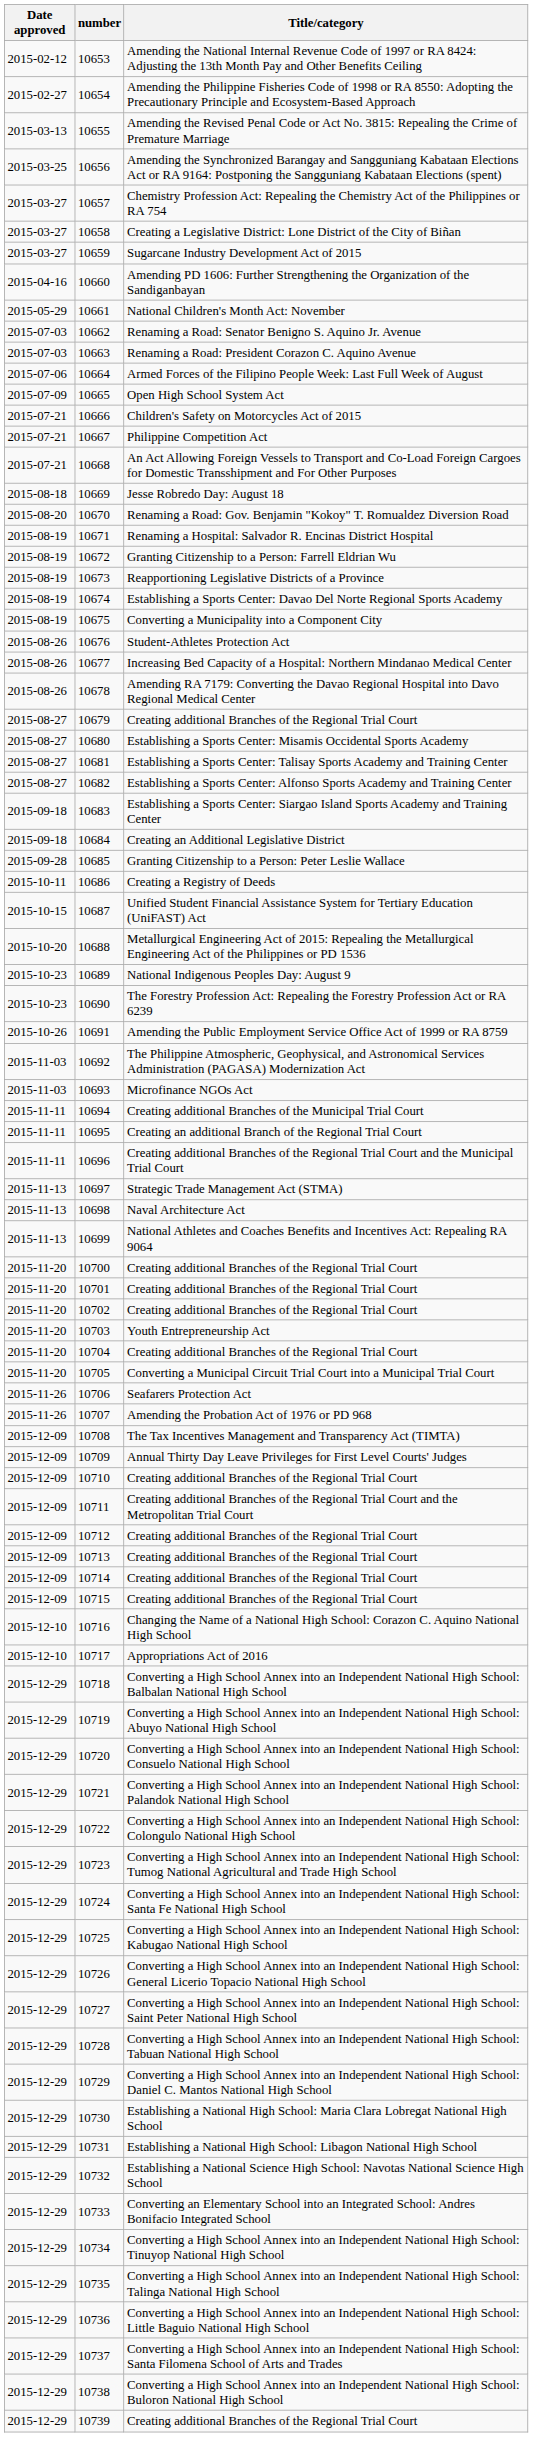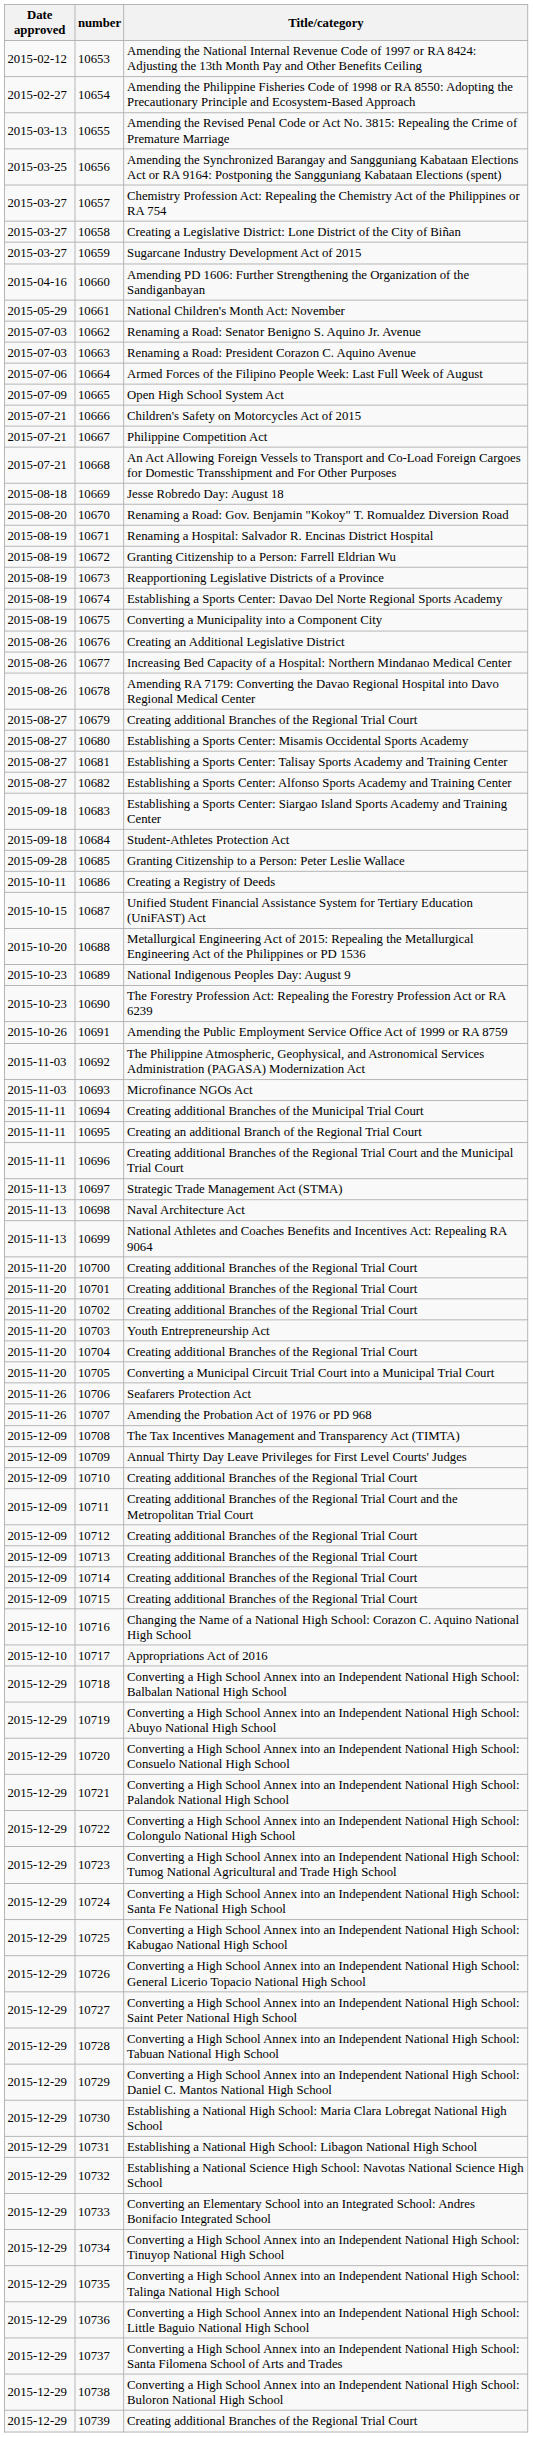(208, 641) Student-Athletes Protection Act -> (236, 641) Creating an Additional Legislative District
(236, 840) Creating an Additional Legislative District -> (208, 840) Student-Athletes Protection Act
